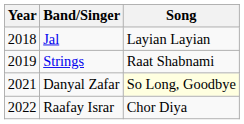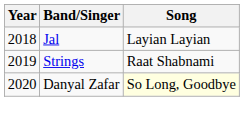(22, 84) 2021 -> (22, 84) 2020
- row: (79, 107)
